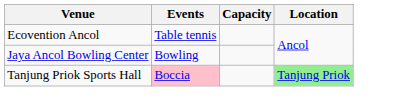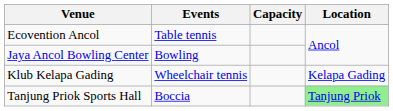+ row: (60, 75)
(172, 75) pink background -> (172, 95) no background
